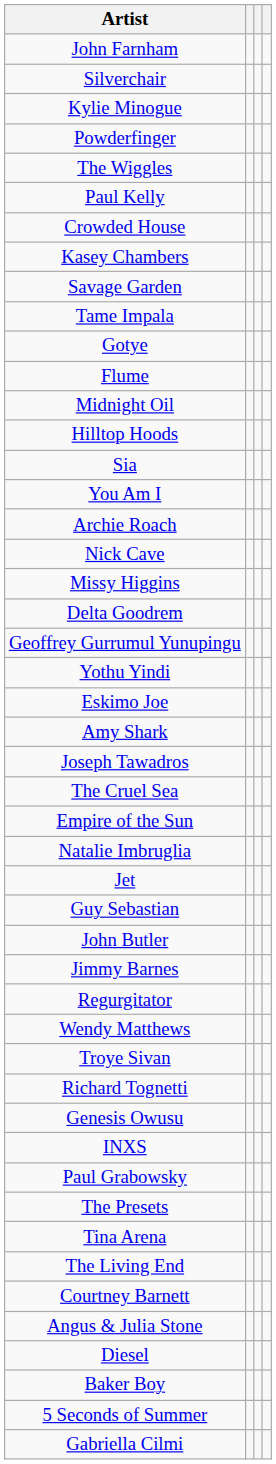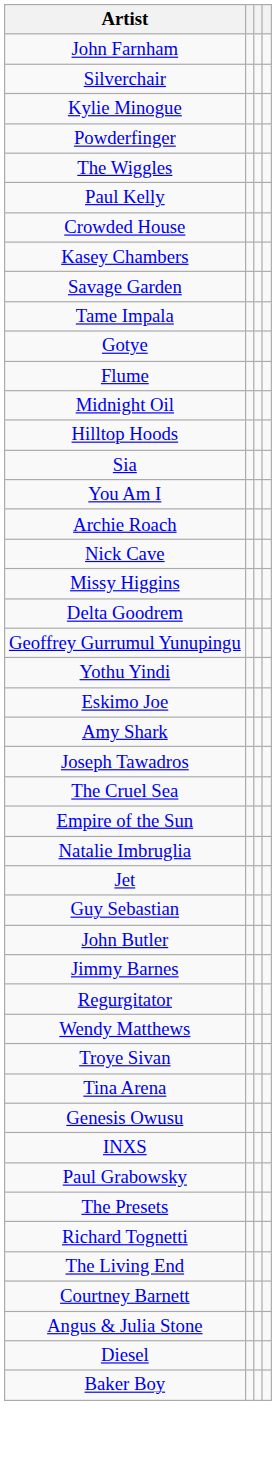rows swapped: (125, 1236) <-> (125, 1088)
- row: (125, 1414)
- row: (125, 1444)
